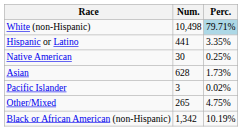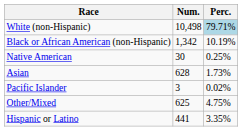rows swapped: (89, 118) <-> (43, 42)
(182, 103) 265 -> (182, 103) 625
